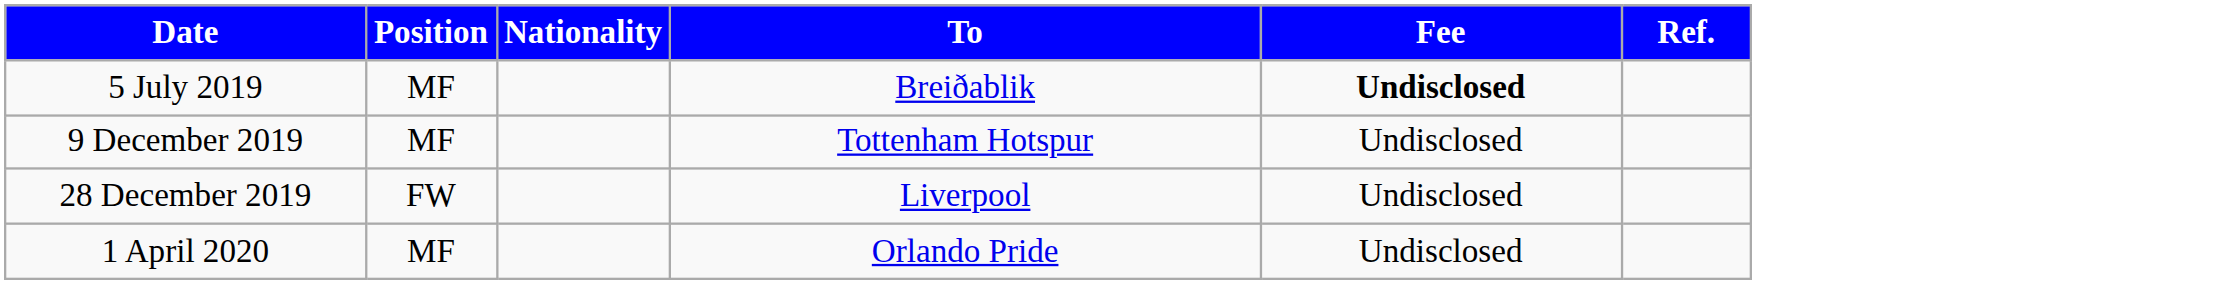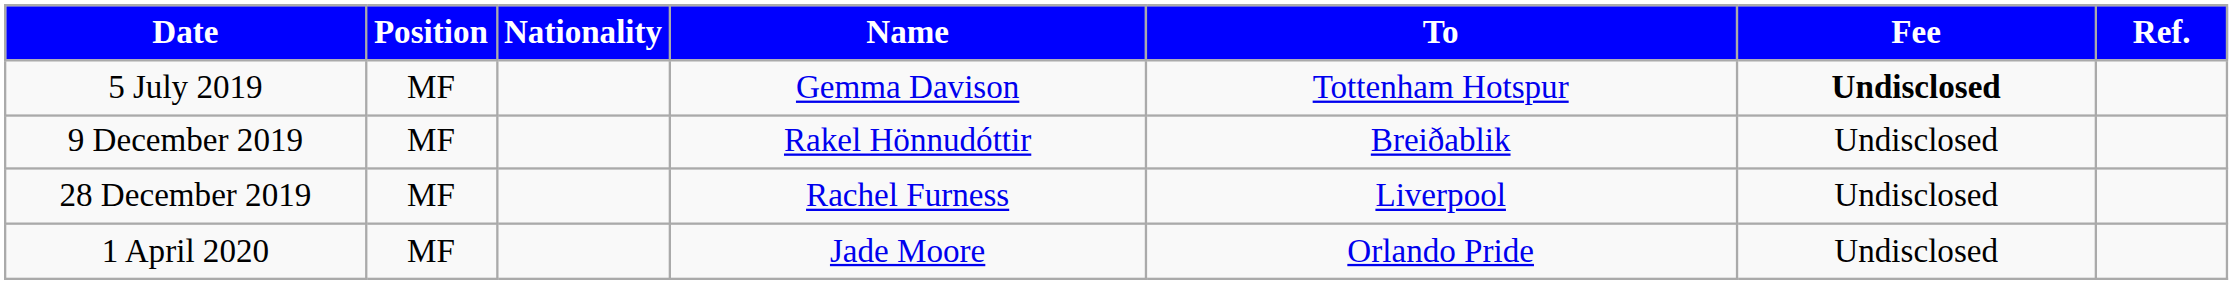+ column: (908, 32)
(965, 86) Breiðablik -> (1441, 86) Tottenham Hotspur
(965, 141) Tottenham Hotspur -> (1441, 141) Breiðablik
(431, 196) FW -> (431, 196) MF
